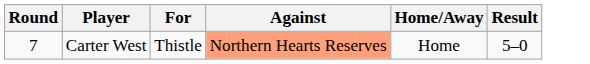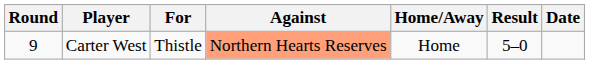+ column: (563, 18)
(33, 45) 7 -> (33, 45) 9
